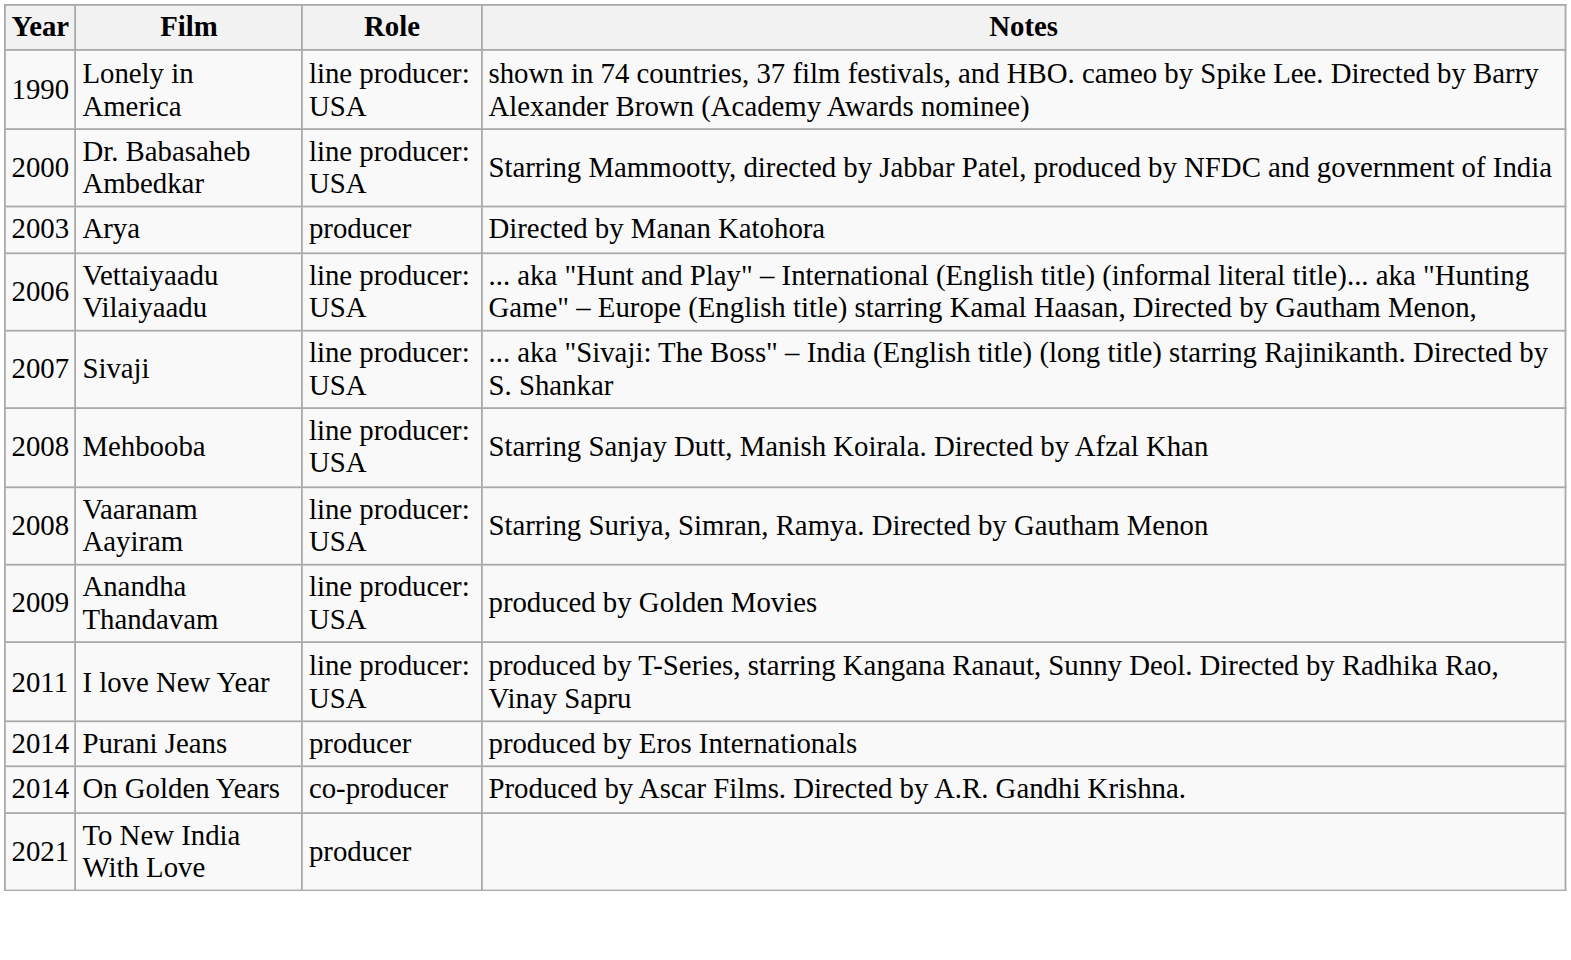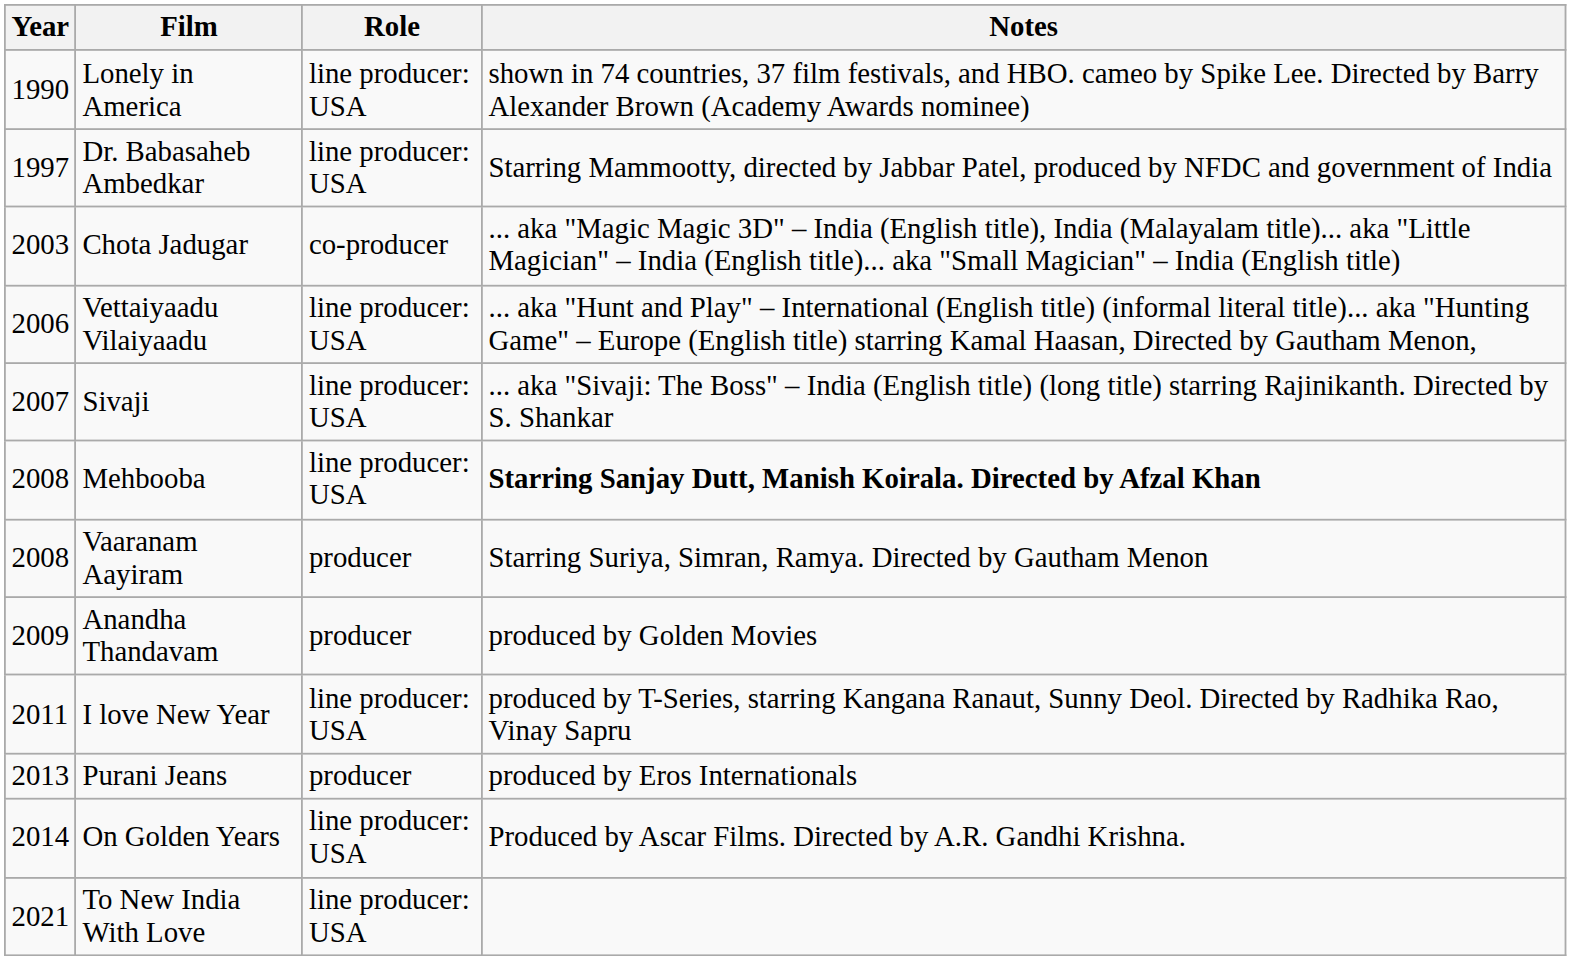(40, 167) 2000 -> (40, 167) 1997
+ row: (165, 245)
- row: (111, 229)
(848, 447) normal -> (875, 479) bold
(389, 525) line producer: USA -> (360, 557) producer
(389, 603) line producer: USA -> (360, 635) producer
(40, 743) 2014 -> (40, 775) 2013
(378, 788) co-producer -> (389, 837) line producer: USA
(360, 850) producer -> (389, 915) line producer: USA
